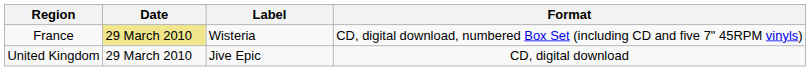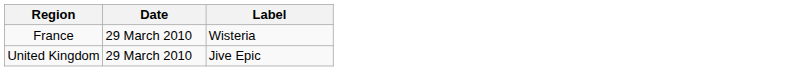- column: (569, 14)
(149, 35) khaki background -> (149, 35) no background
